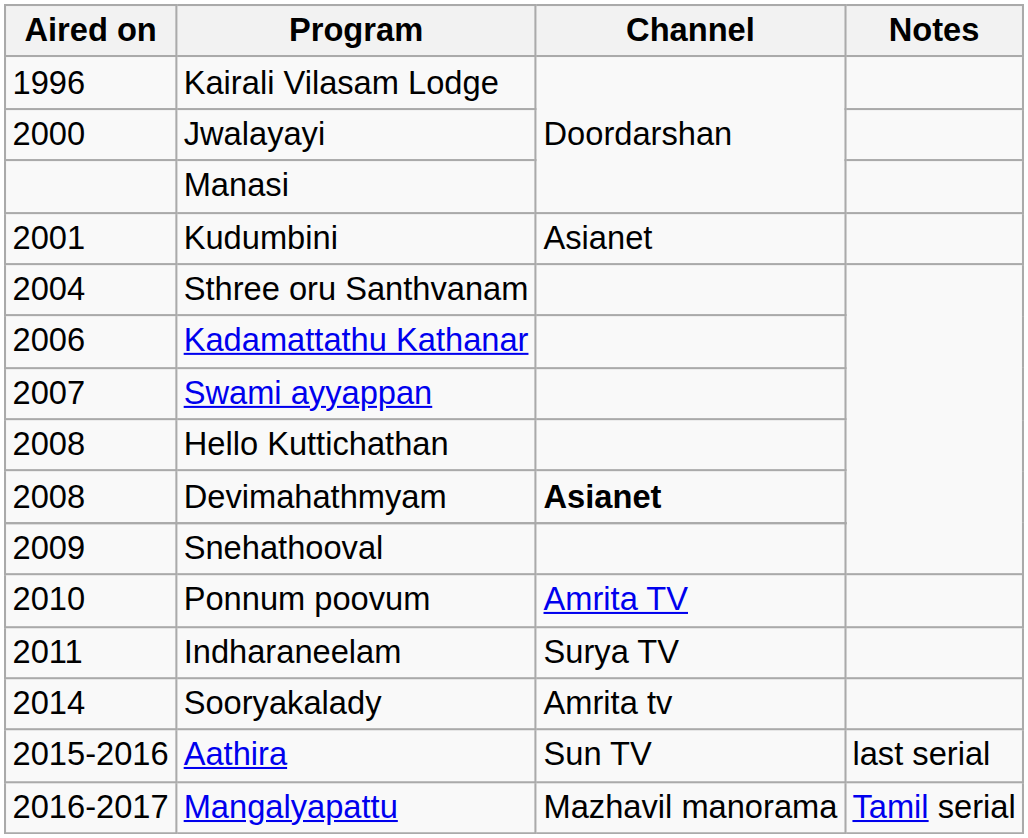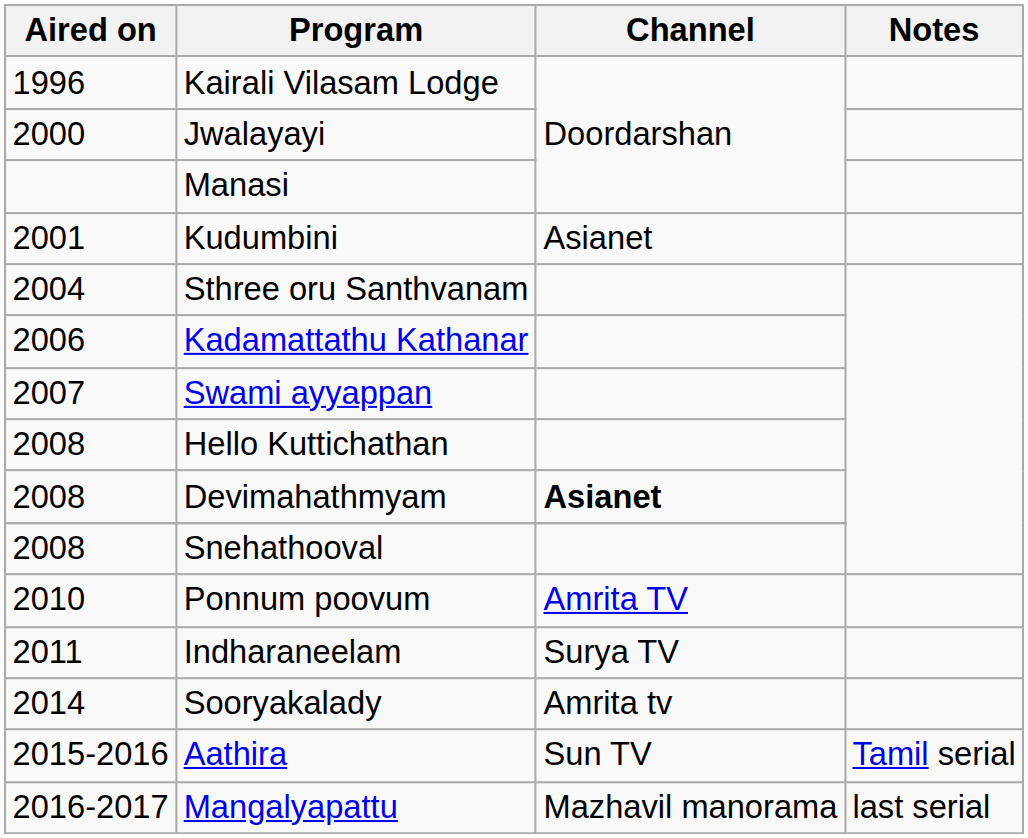(49, 548) 2009 -> (49, 548) 2008
(921, 755) last serial -> (934, 755) Tamil serial
(934, 806) Tamil serial -> (921, 806) last serial
